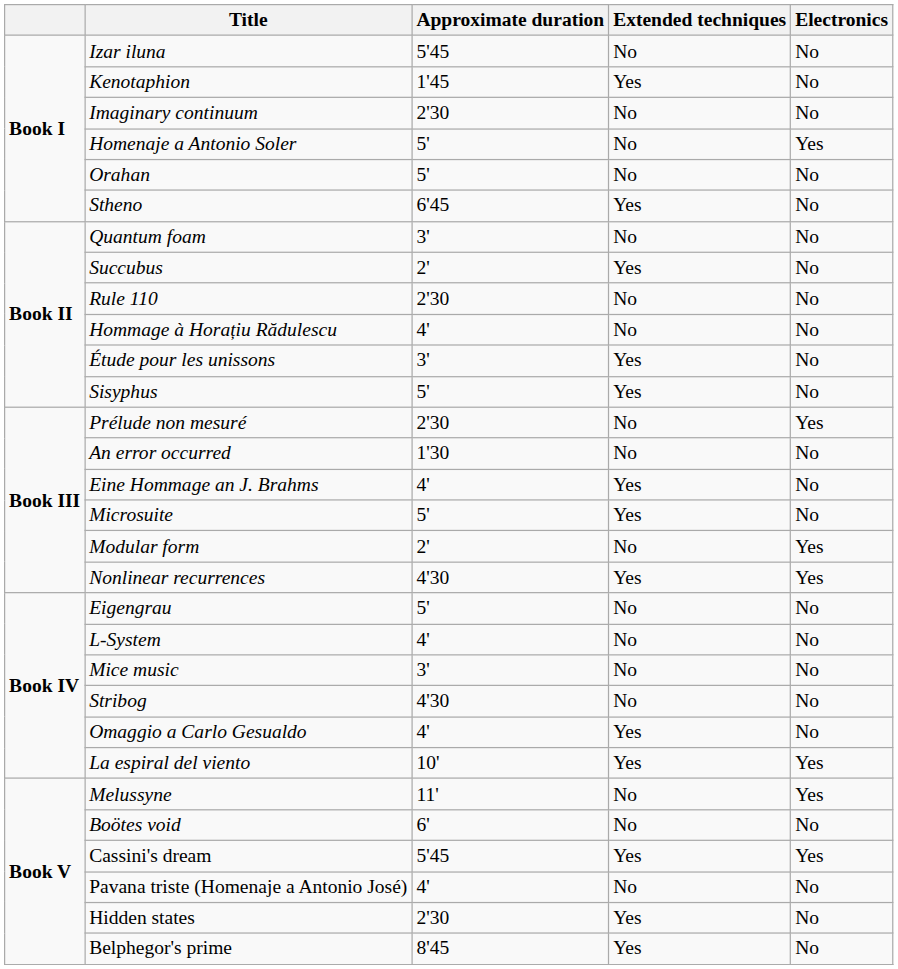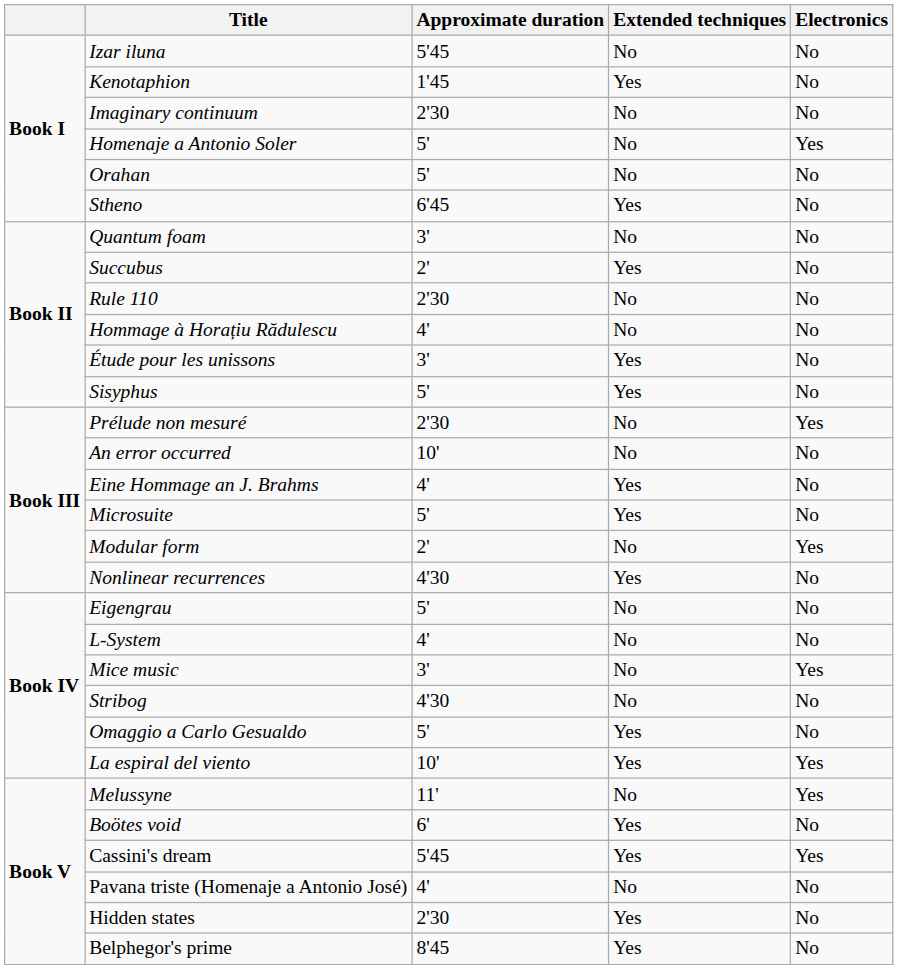(433, 453) 1'30 -> (428, 453) 10'
(809, 577) Yes -> (807, 577) No
(807, 670) No -> (809, 670) Yes
(423, 732) 4' -> (423, 732) 5'
(625, 824) No -> (627, 824) Yes
